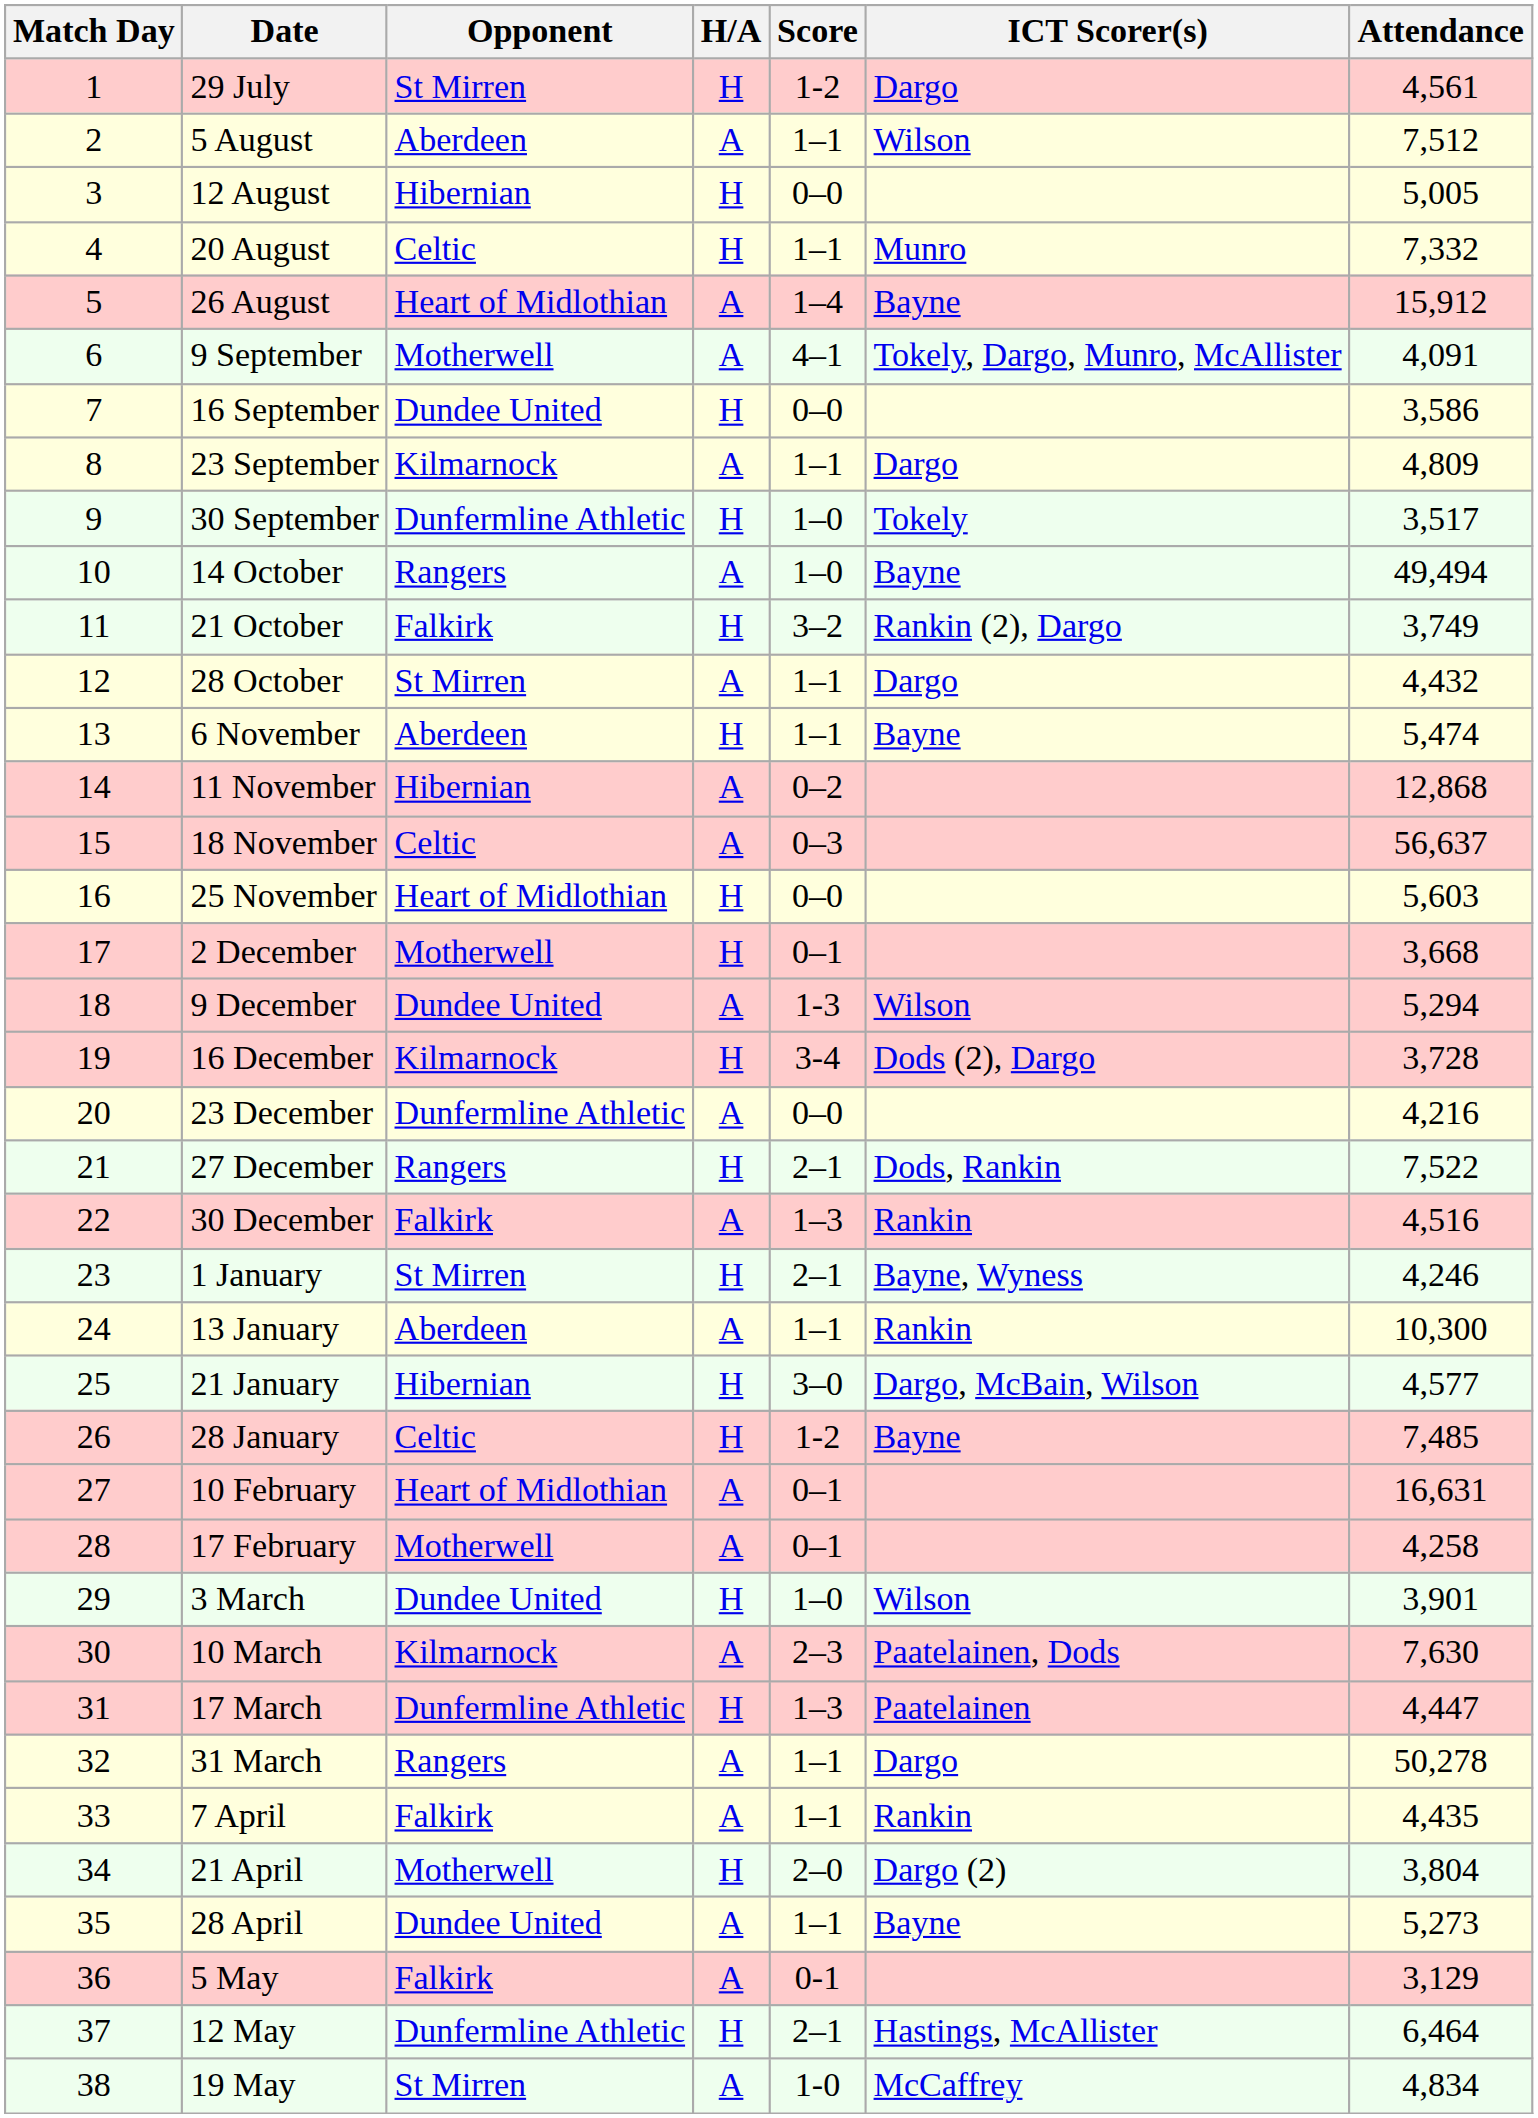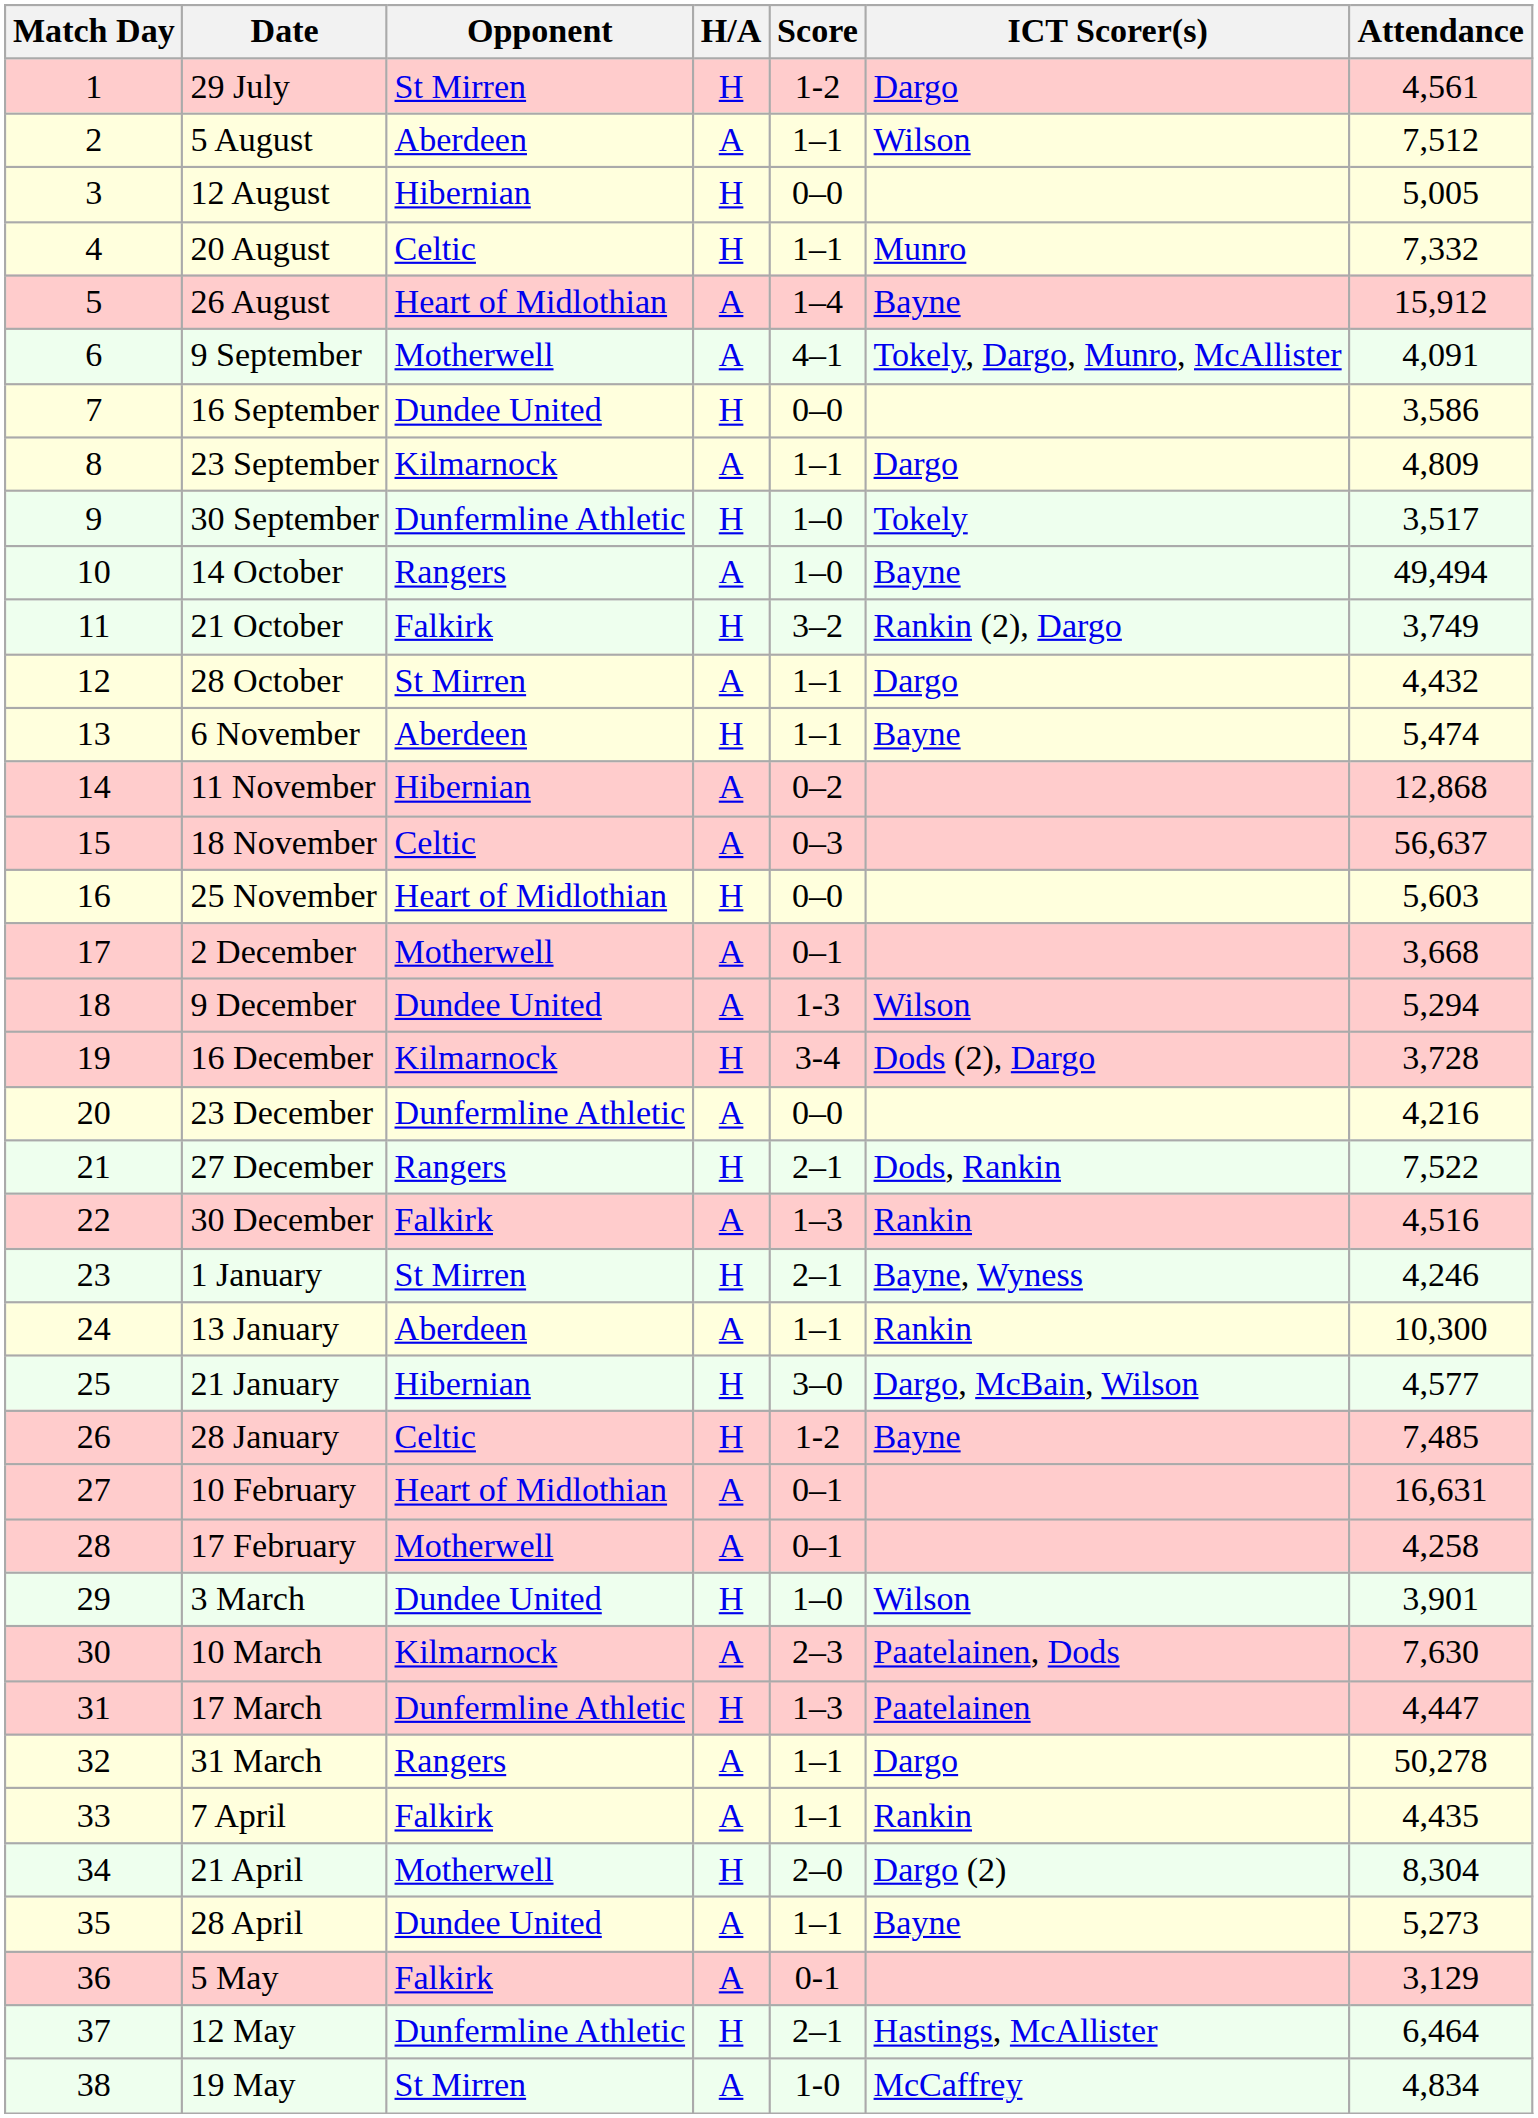(731, 950) H -> (731, 950) A
(1441, 1869) 3,804 -> (1441, 1869) 8,304
